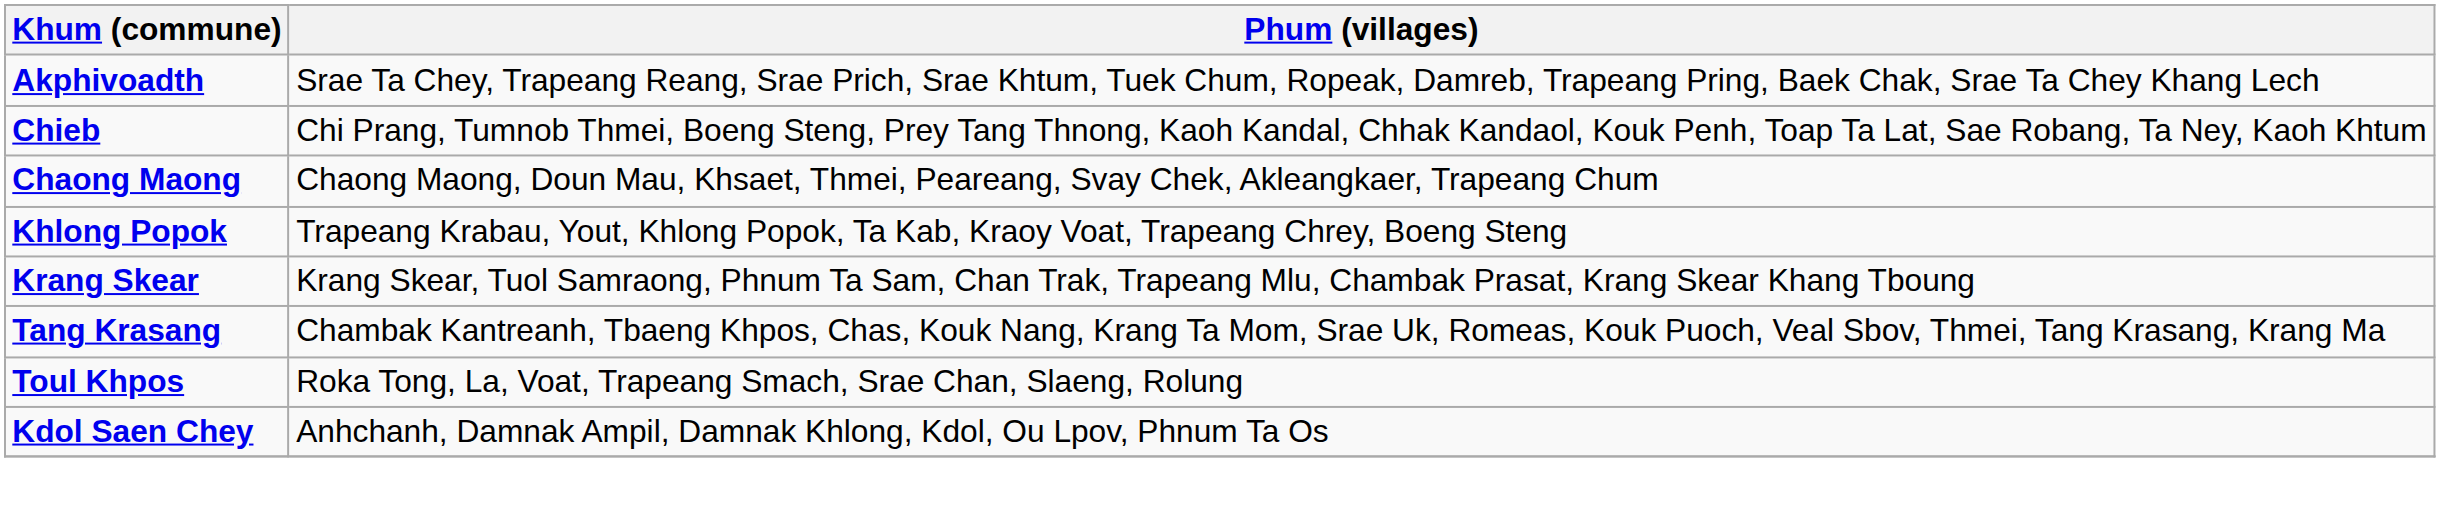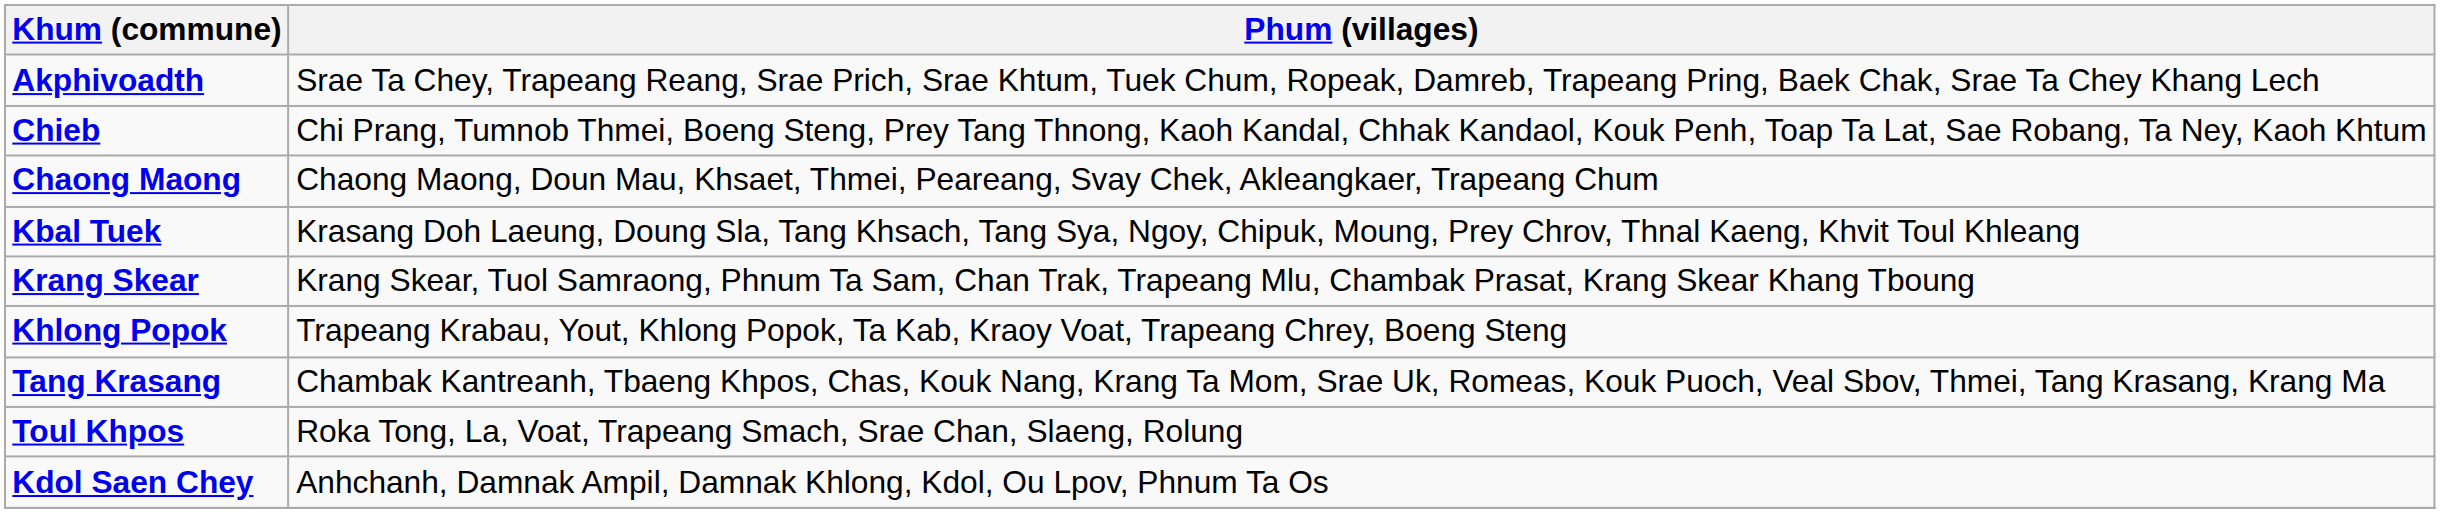+ row: (87, 230)
rows swapped: (120, 230) <-> (106, 280)
